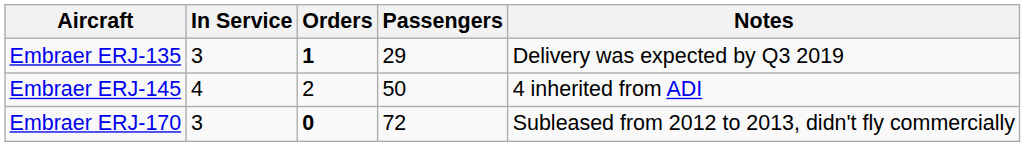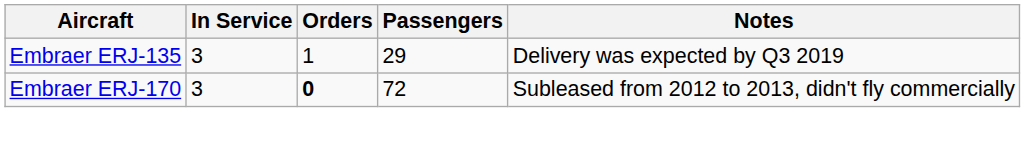(308, 55) bold -> (308, 55) normal
- row: (95, 89)
